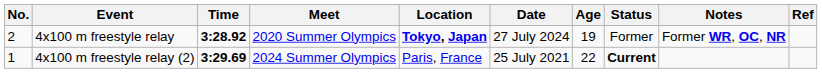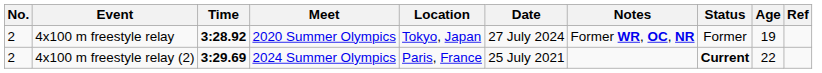columns swapped: (588, 15) <-> (724, 15)
(444, 36) bold -> (442, 36) normal
(11, 57) 1 -> (11, 57) 2
